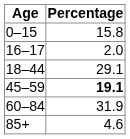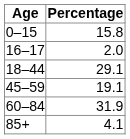(110, 87) bold -> (110, 87) normal
(114, 124) 4.6 -> (114, 124) 4.1
